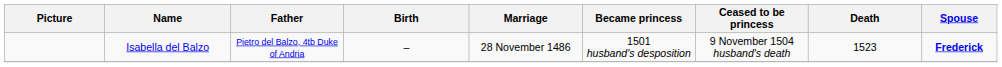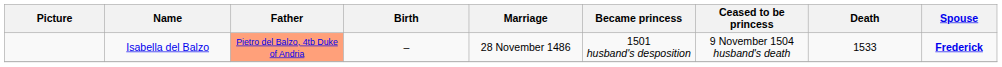(287, 48) no background -> (287, 48) lightsalmon background
(865, 47) 1523 -> (865, 47) 1533
